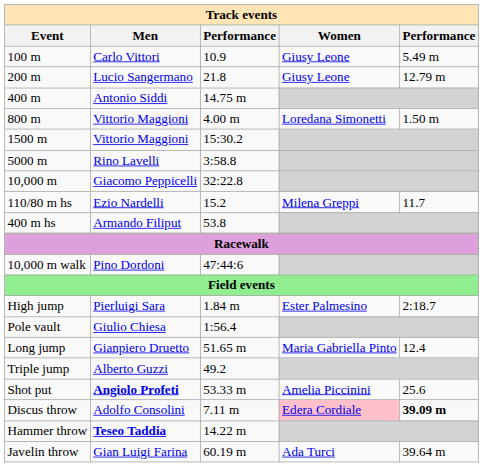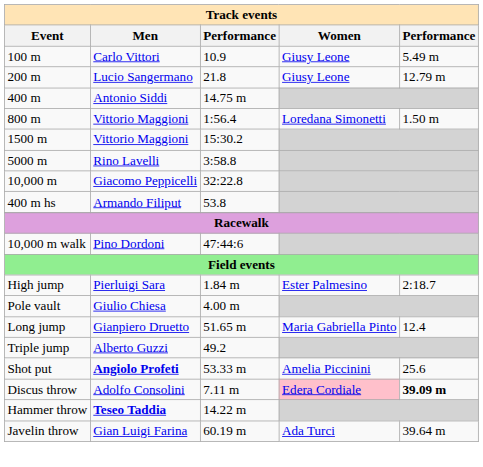(221, 118) 4.00 m -> (220, 118) 1:56.4
- row: (40, 202)
(220, 327) 1:56.4 -> (221, 306) 4.00 m
